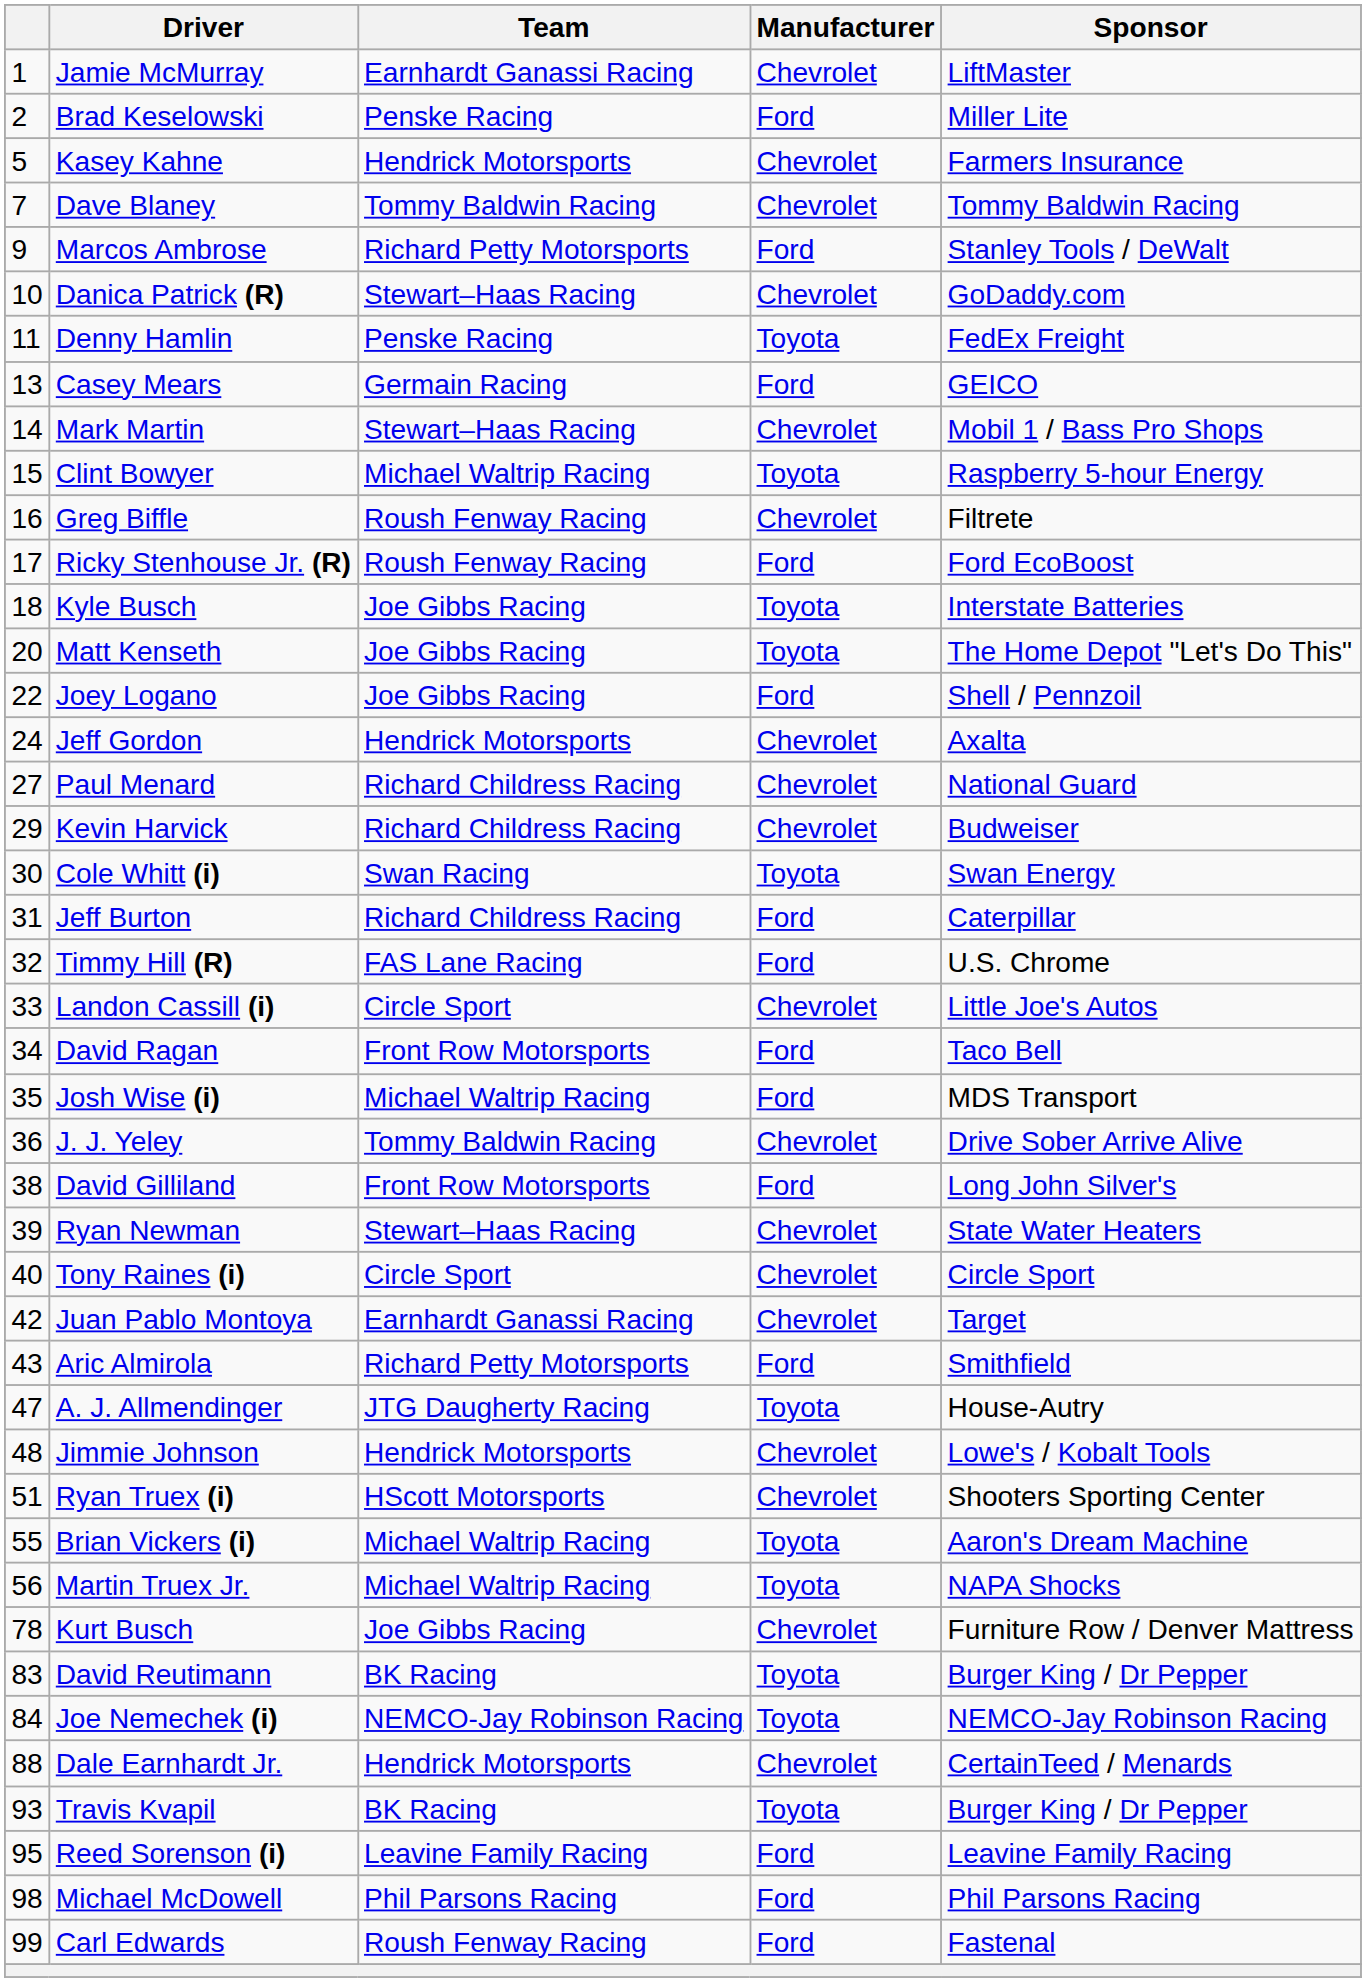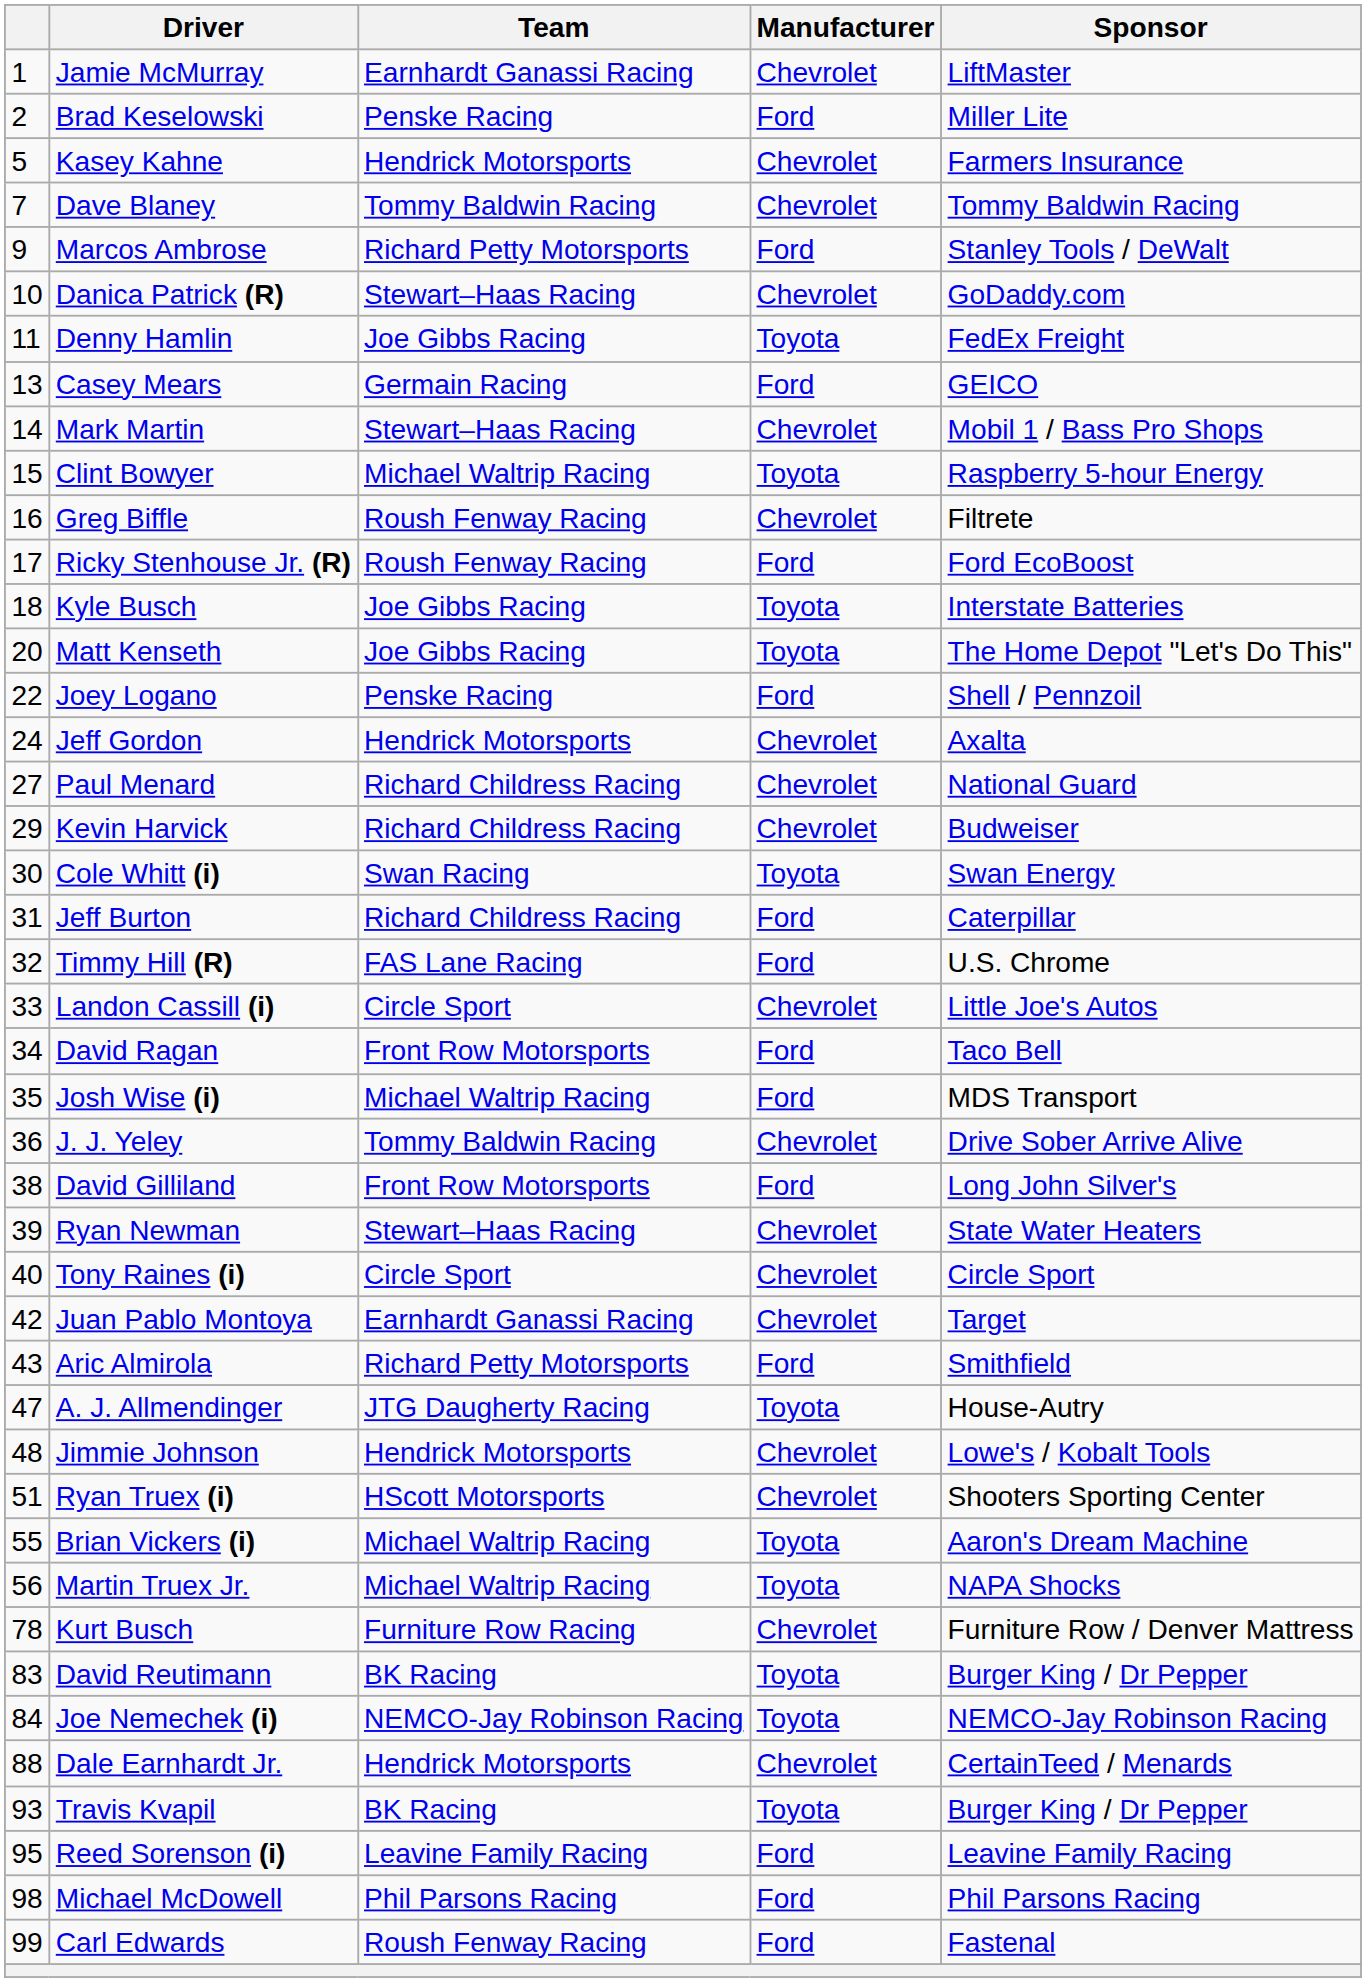(459, 339) Penske Racing -> (475, 339) Joe Gibbs Racing
(475, 695) Joe Gibbs Racing -> (459, 695) Penske Racing
(475, 1630) Joe Gibbs Racing -> (500, 1630) Furniture Row Racing
